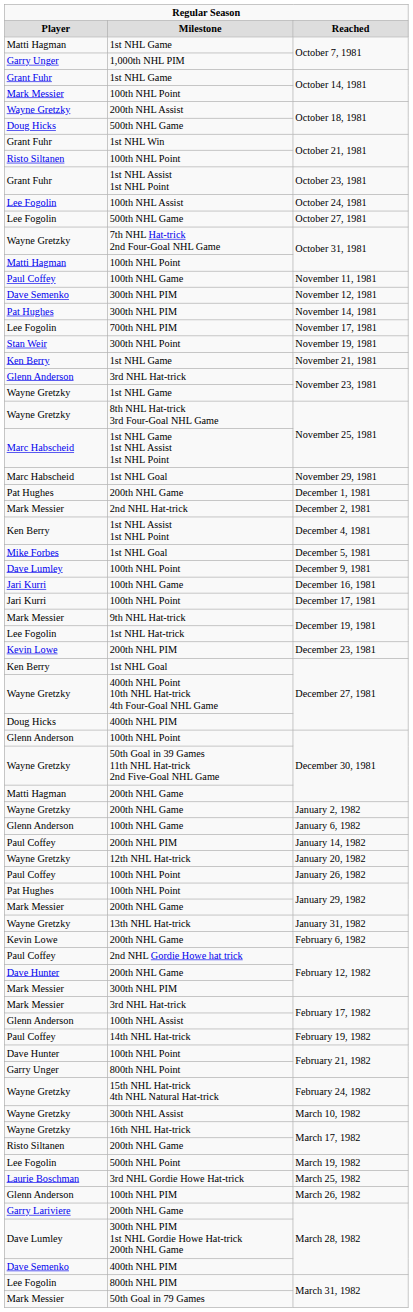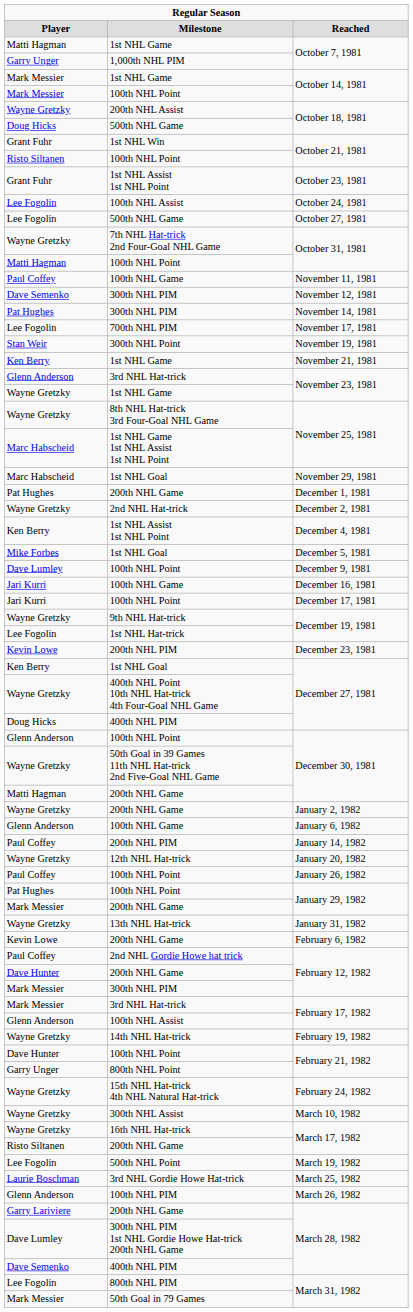(29, 77) Grant Fuhr -> (35, 77) Mark Messier
(35, 508) Mark Messier -> (39, 508) Wayne Gretzky
(35, 617) Mark Messier -> (39, 617) Wayne Gretzky
(31, 1037) Paul Coffey -> (39, 1037) Wayne Gretzky
